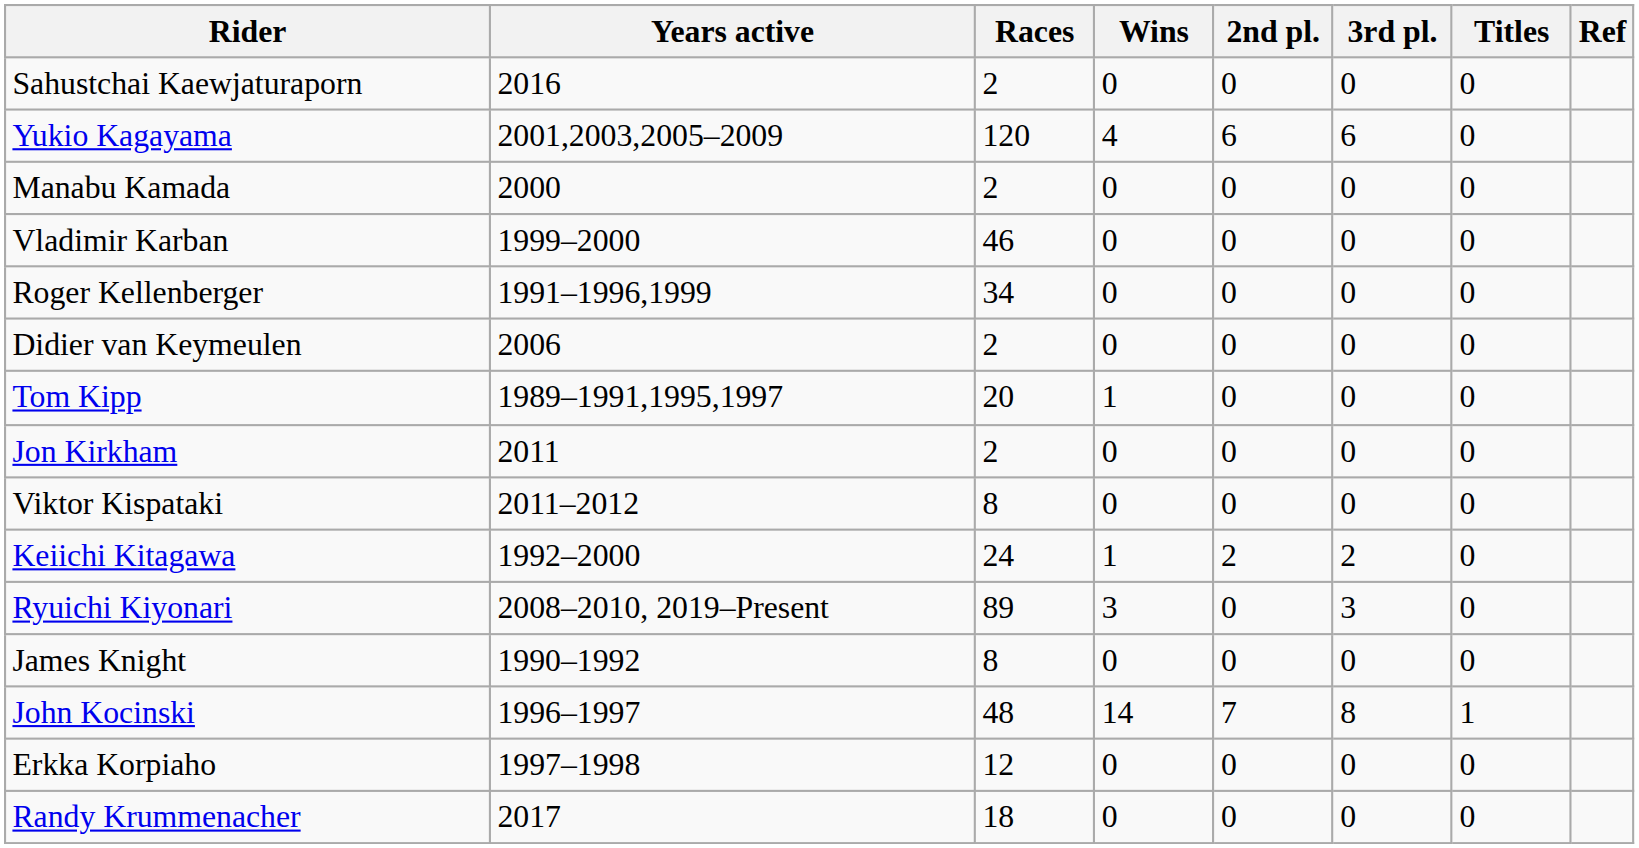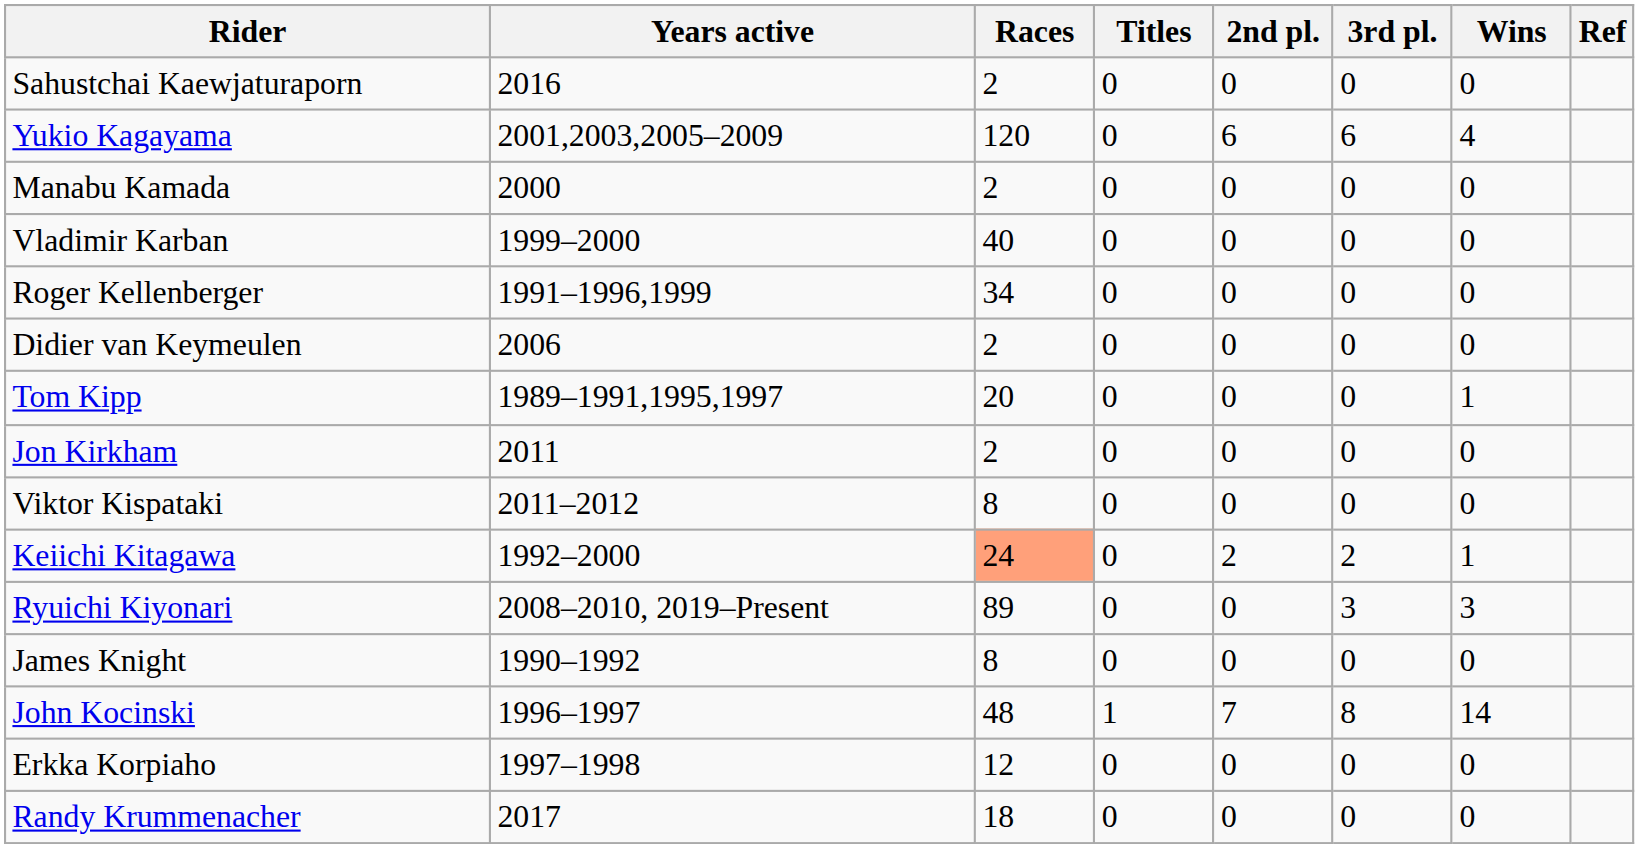columns swapped: (1154, 30) <-> (1512, 30)
(998, 240) 46 -> (998, 240) 40
(998, 554) no background -> (998, 554) lightsalmon background
